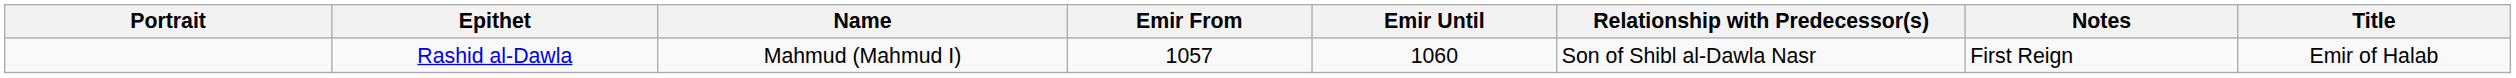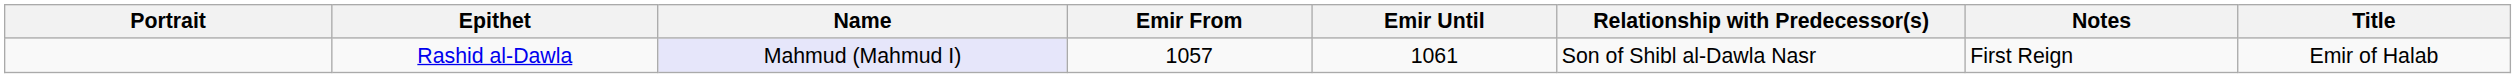(862, 55) no background -> (862, 55) lavender background
(1434, 55) 1060 -> (1434, 55) 1061
